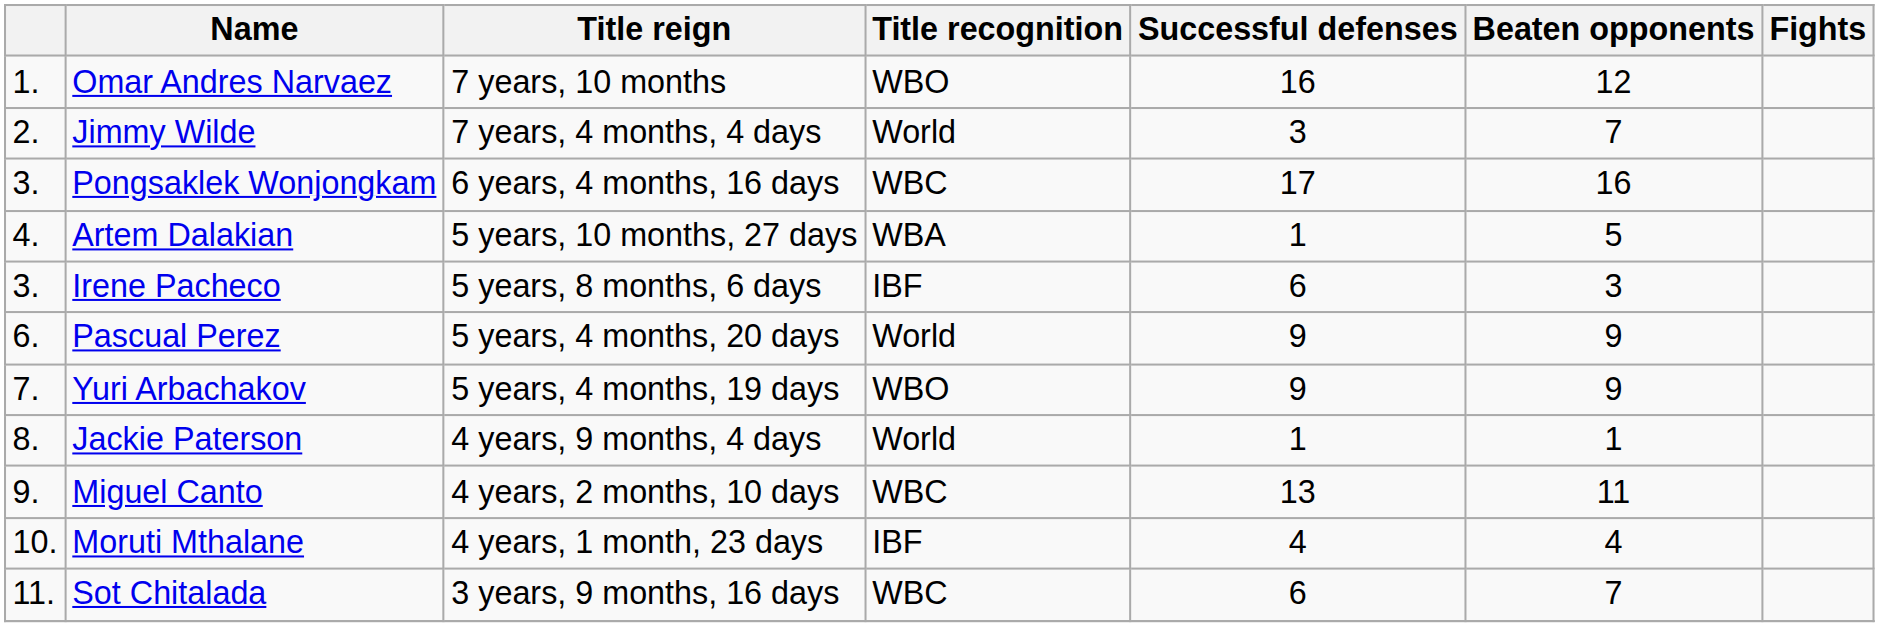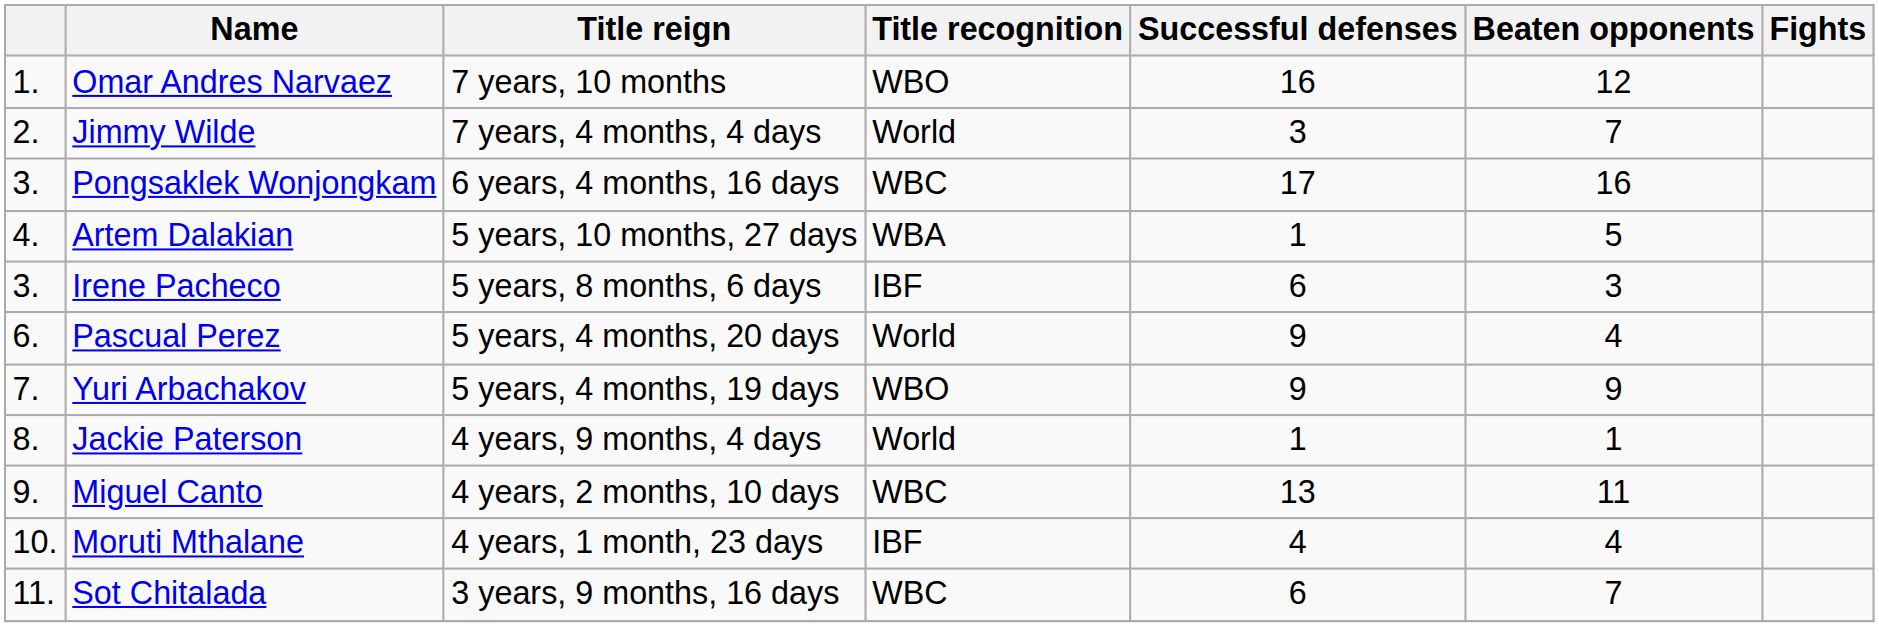(1614, 337) 9 -> (1614, 337) 4
